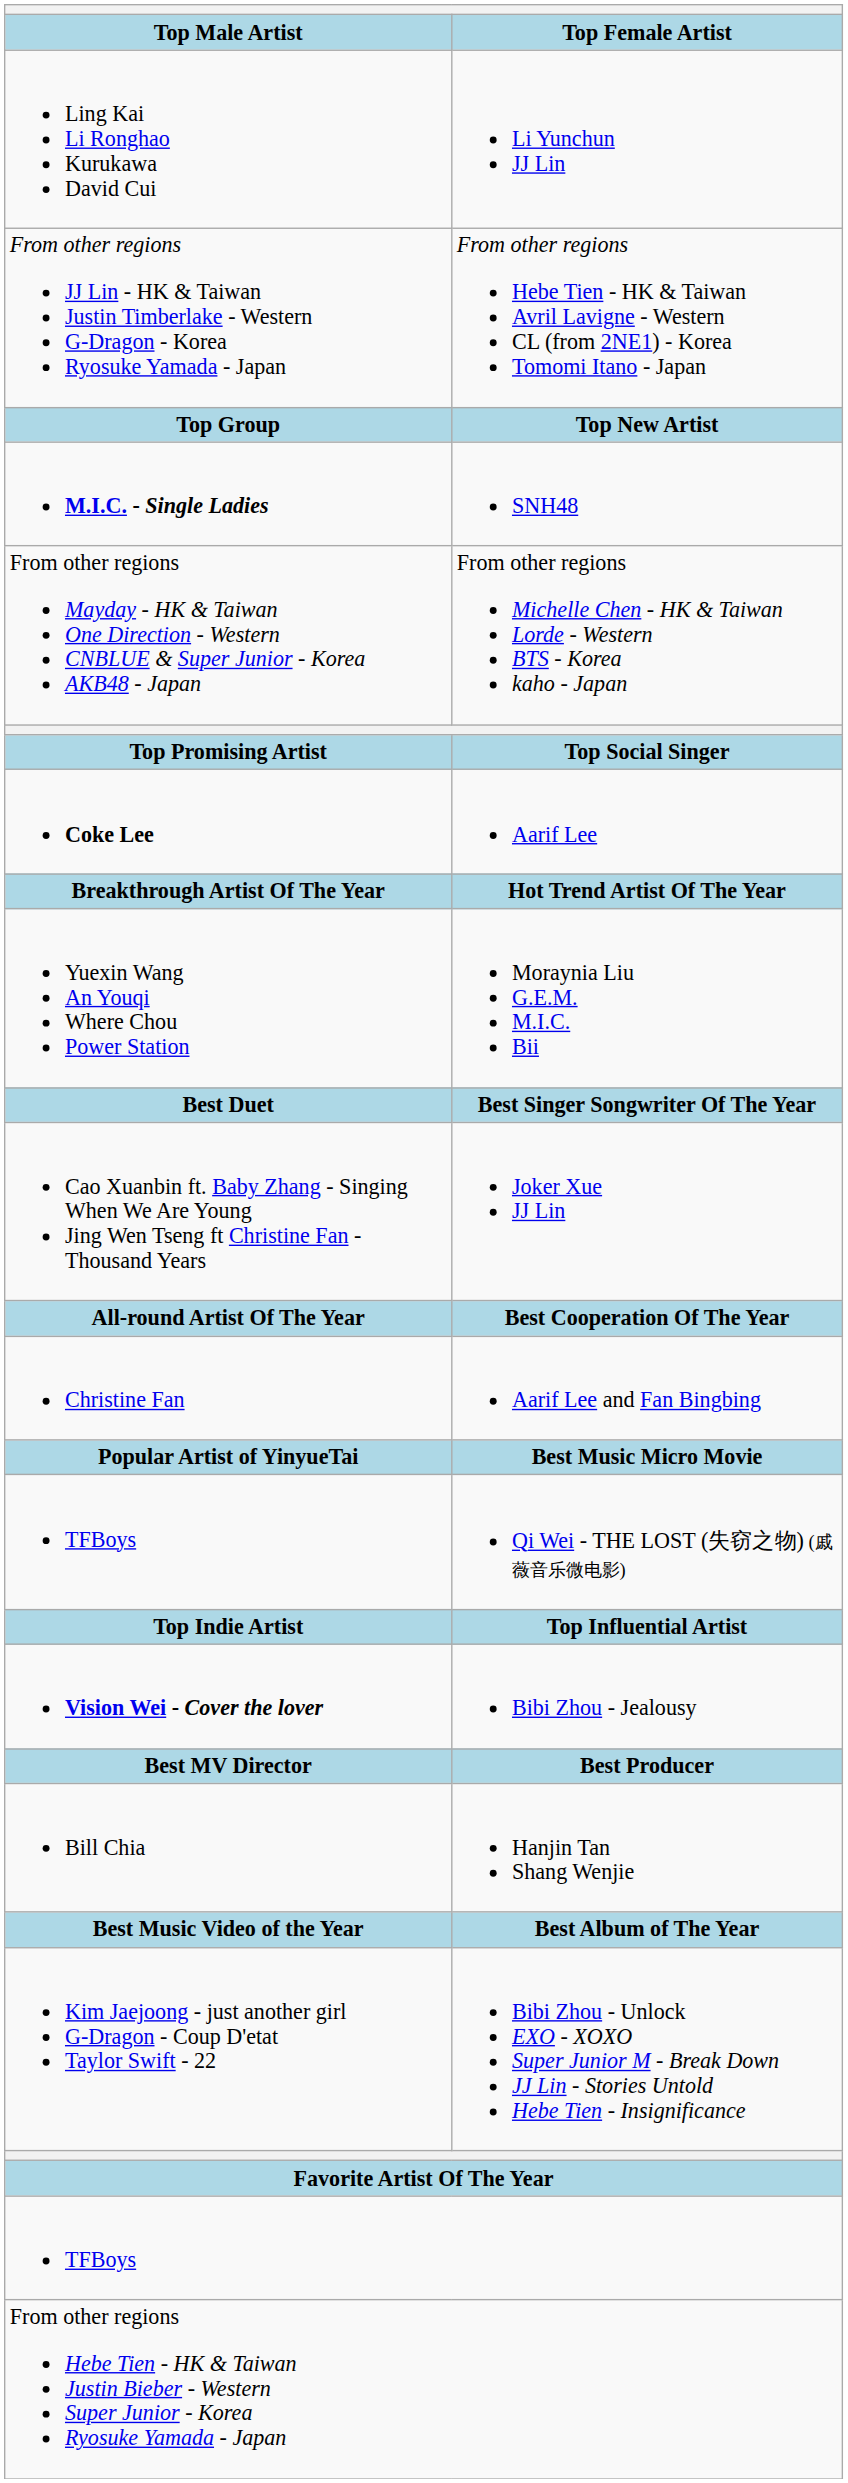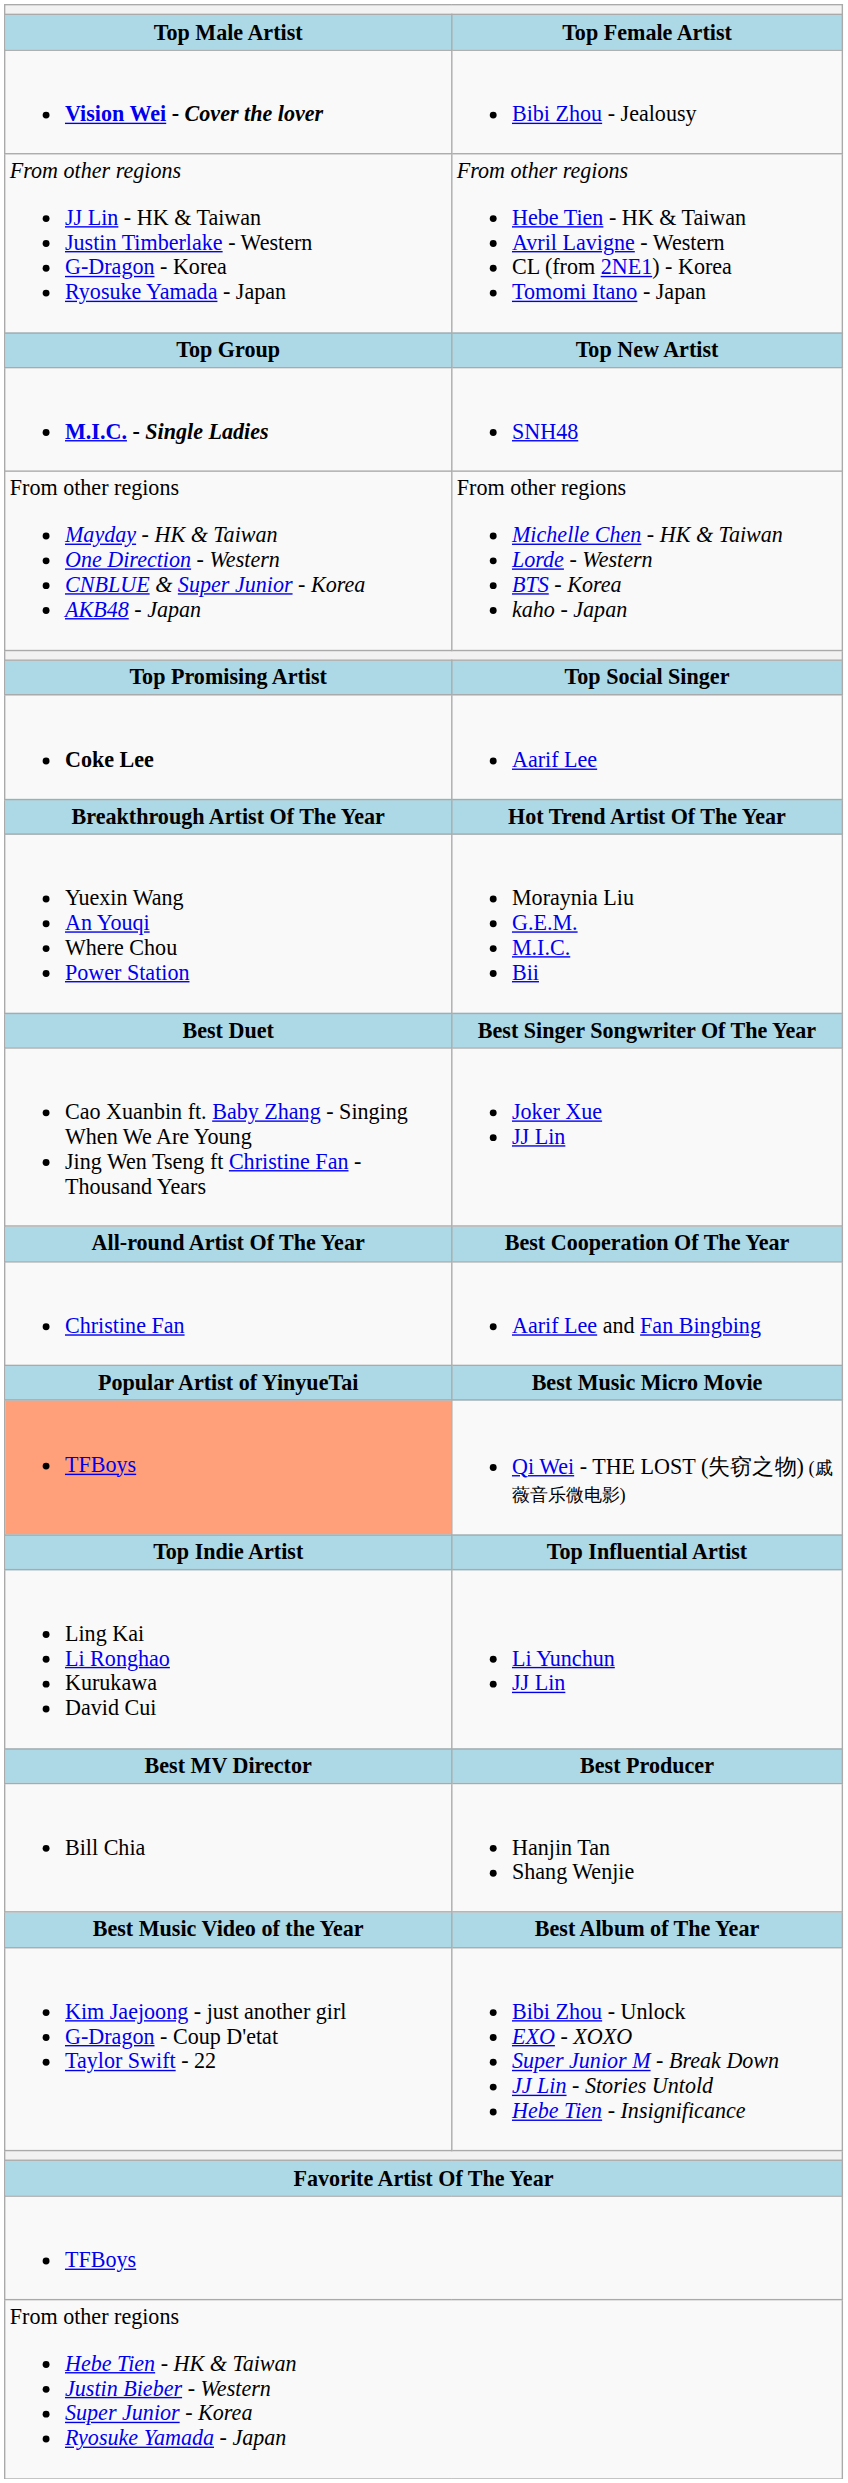rows swapped: (647, 1709) <-> (647, 152)
(228, 1539) no background -> (228, 1465) lightsalmon background
